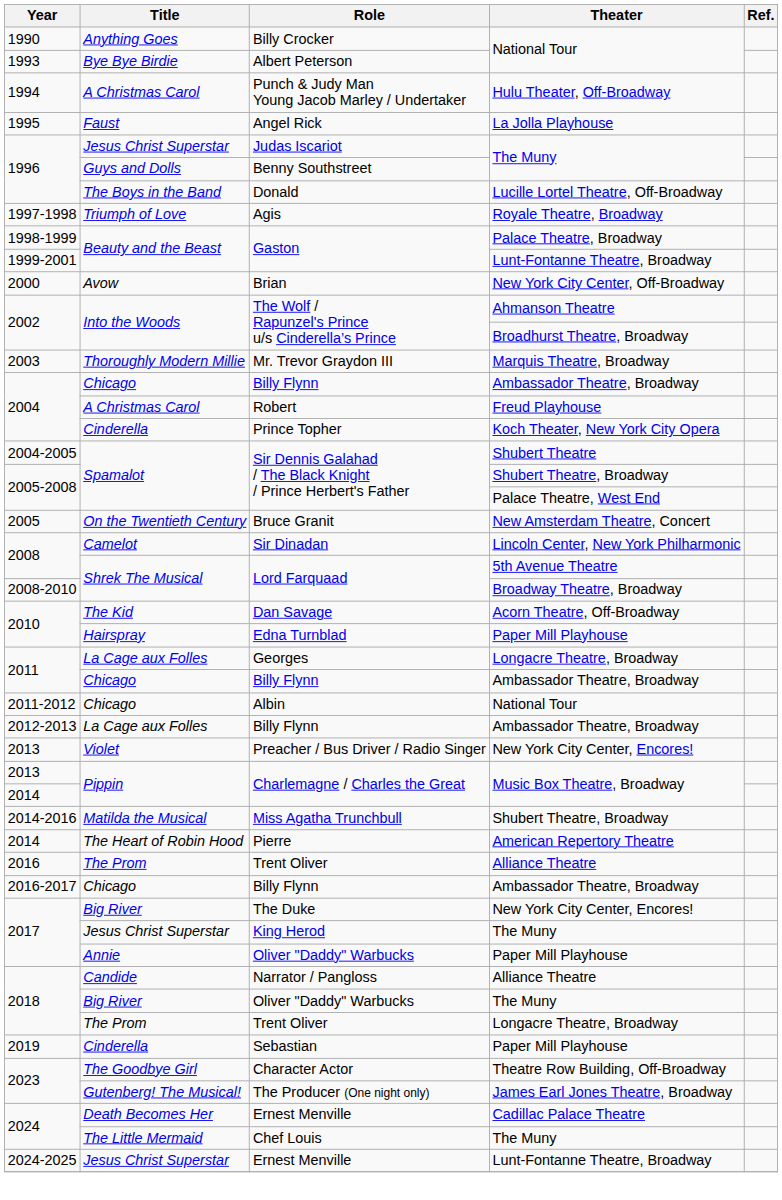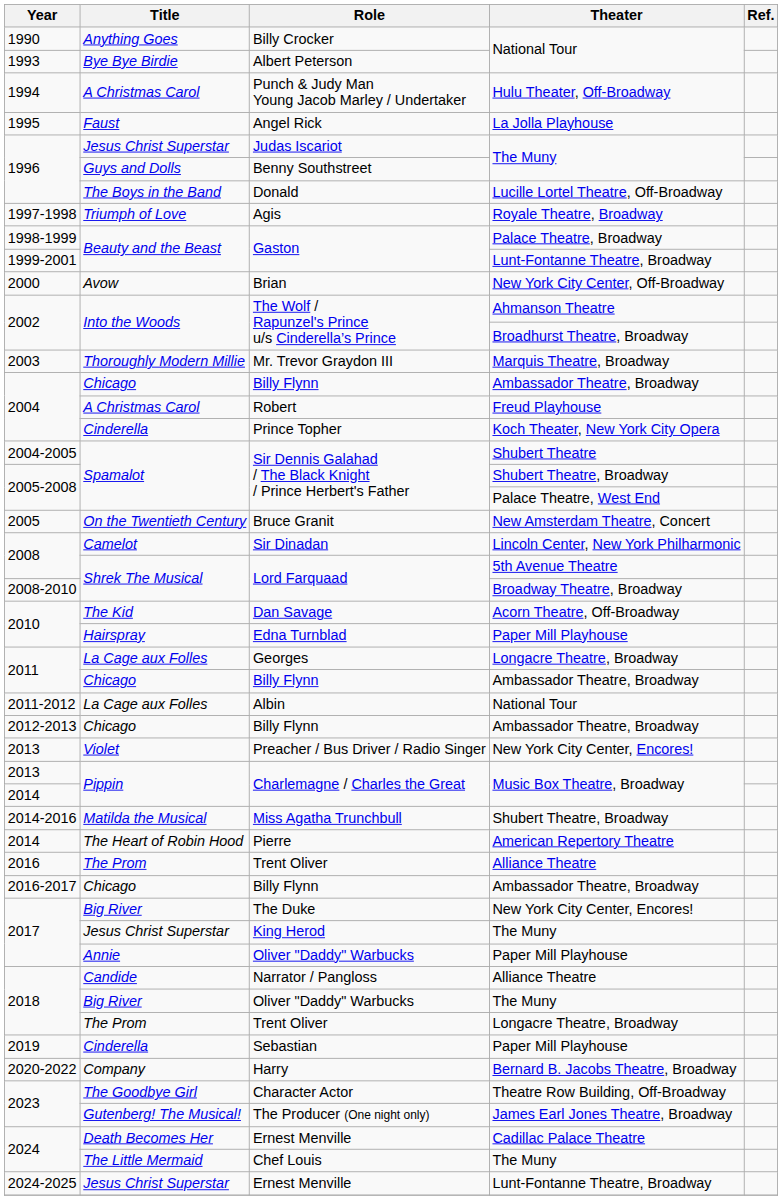(110, 703) Chicago -> (145, 703) La Cage aux Folles
(145, 726) La Cage aux Folles -> (110, 726) Chicago
+ row: (42, 1069)
